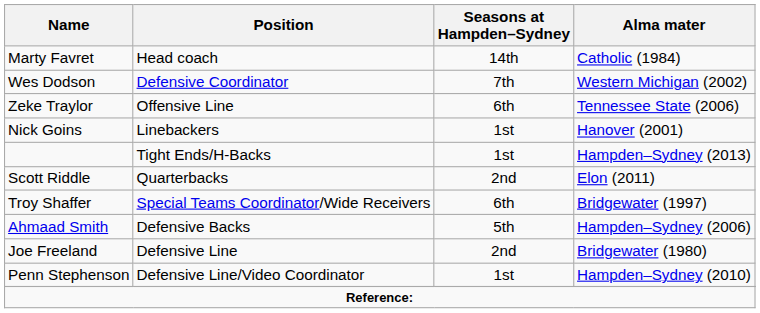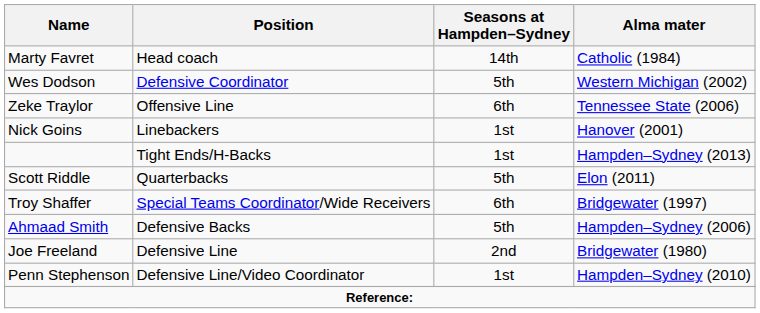(504, 82) 7th -> (504, 82) 5th
(504, 179) 2nd -> (504, 179) 5th
